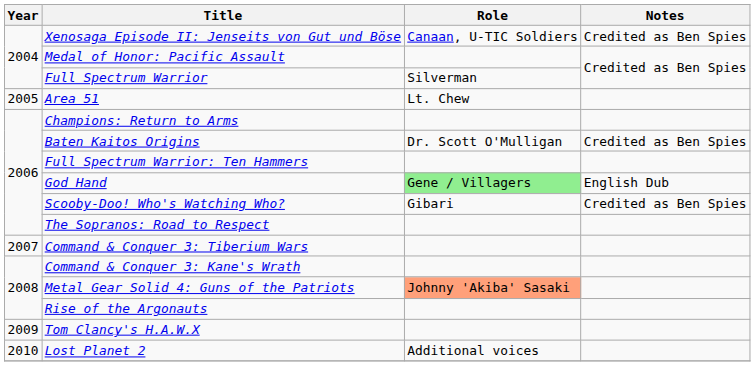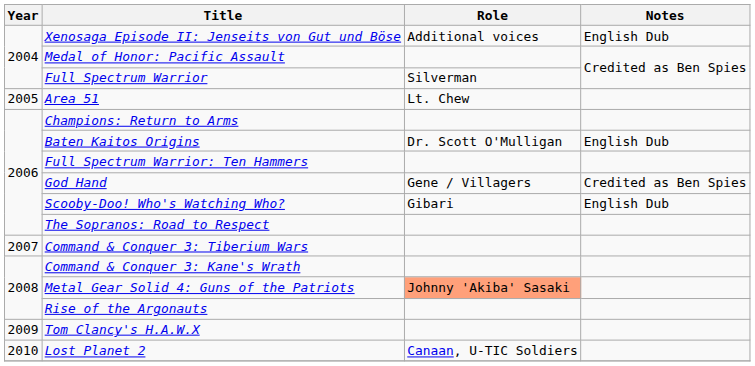(492, 36) Canaan, U-TIC Soldiers -> (473, 36) Additional voices
(665, 36) Credited as Ben Spies -> (626, 36) English Dub
(665, 141) Credited as Ben Spies -> (626, 141) English Dub
(469, 183) lightgreen background -> (469, 183) no background
(626, 183) English Dub -> (665, 183) Credited as Ben Spies
(665, 204) Credited as Ben Spies -> (626, 204) English Dub
(473, 351) Additional voices -> (492, 351) Canaan, U-TIC Soldiers
